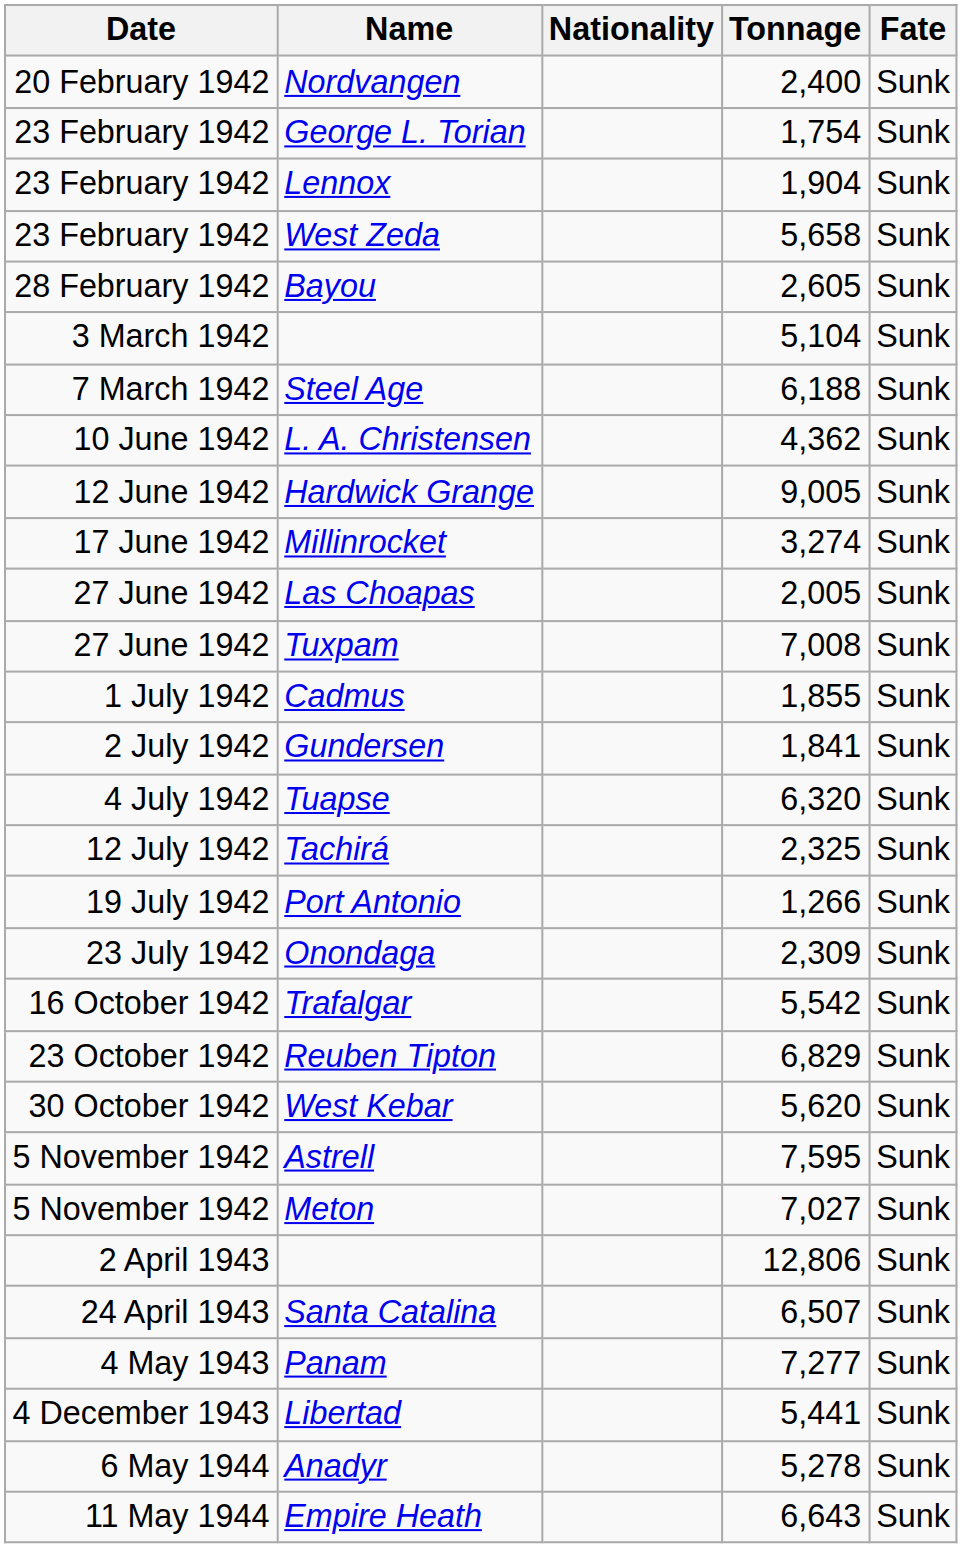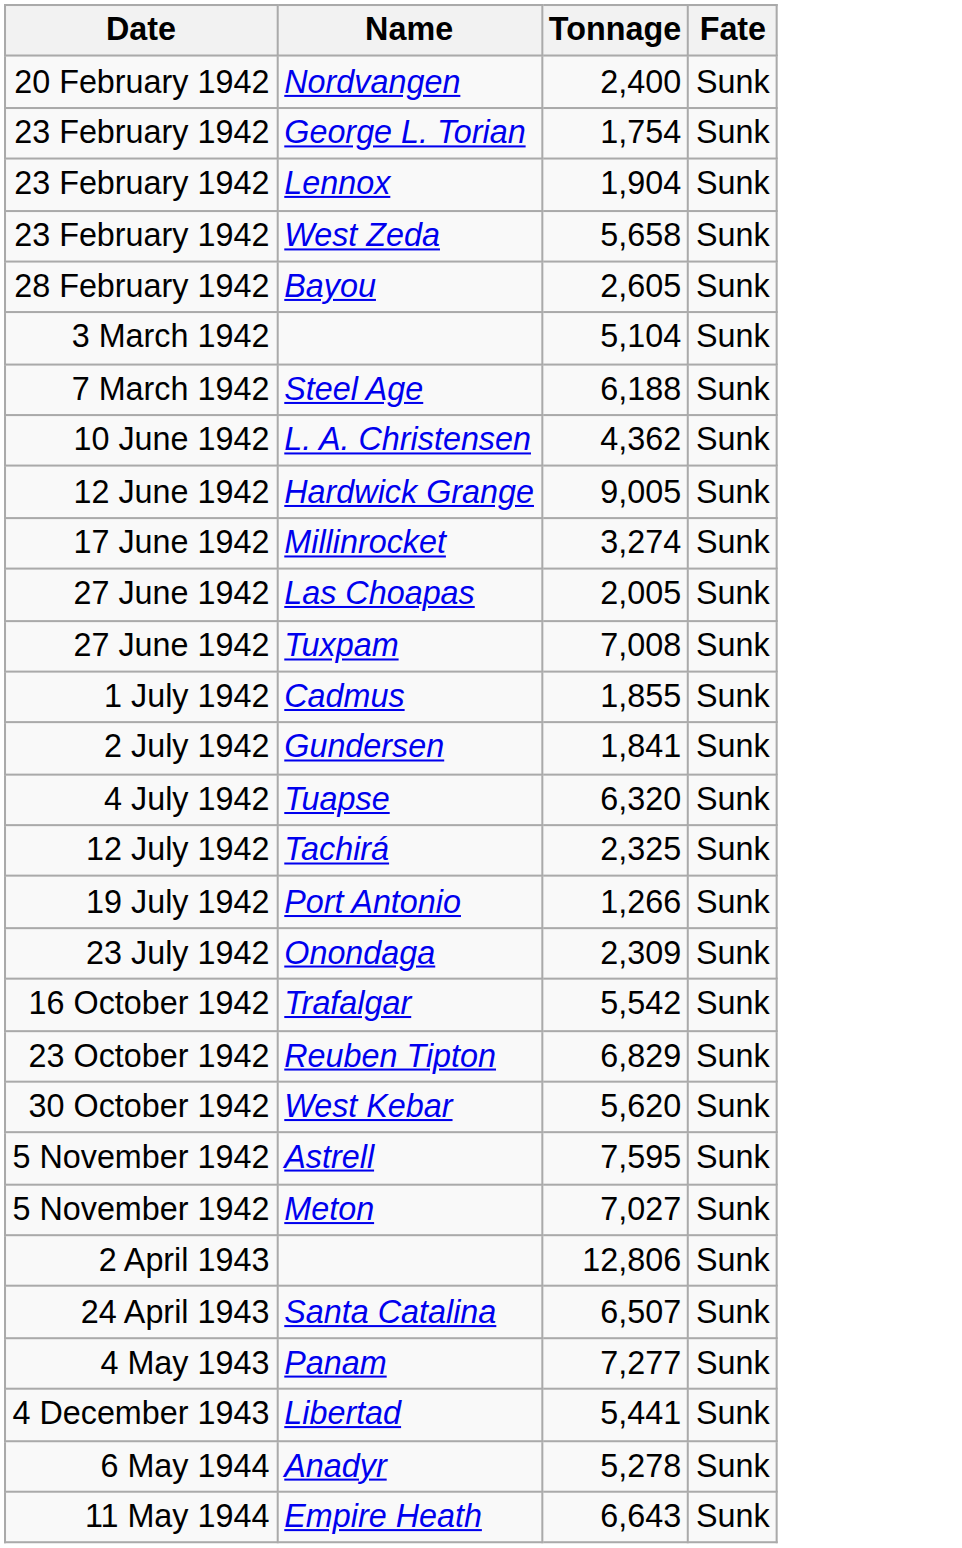- column: (631, 30)
